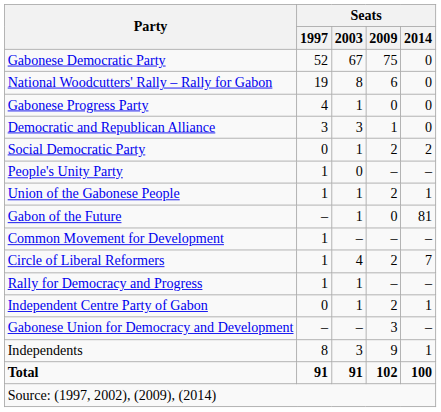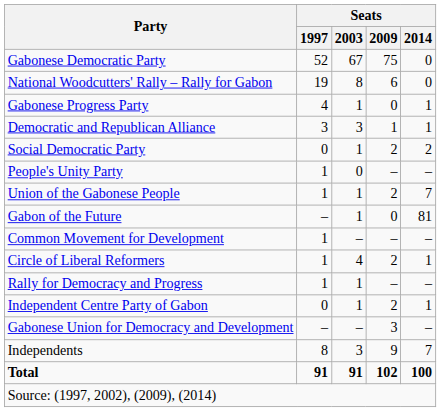(429, 104) 0 -> (429, 104) 1
(429, 127) 0 -> (429, 127) 1
(429, 194) 1 -> (429, 194) 7
(429, 261) 7 -> (429, 261) 1
(429, 350) 1 -> (429, 350) 7
